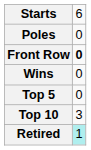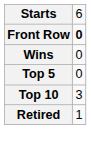- row: (39, 34)
(79, 134) paleturquoise background -> (79, 114) no background
